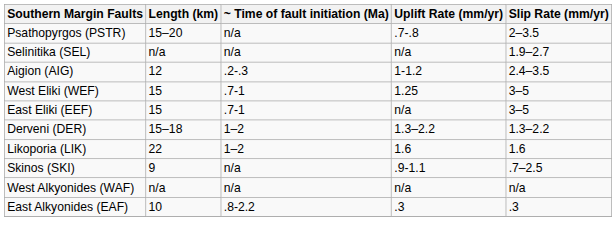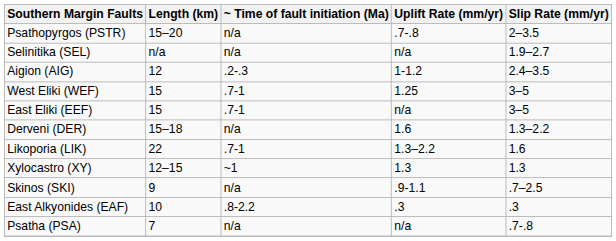(234, 129) 1–2 -> (232, 129) n/a
(415, 129) 1.3–2.2 -> (403, 129) 1.6
(234, 149) 1–2 -> (234, 149) .7-1
(403, 149) 1.6 -> (415, 149) 1.3–2.2
+ row: (49, 168)
- row: (71, 187)
+ row: (44, 226)
